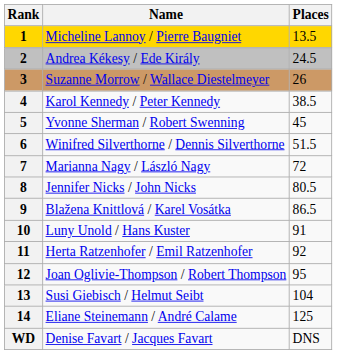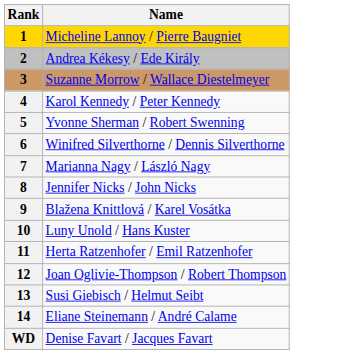- column: (311, 15)
